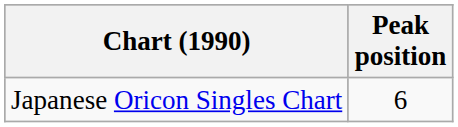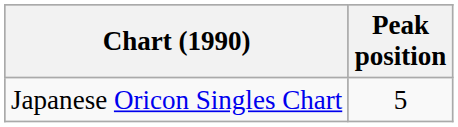(401, 99) 6 -> (401, 99) 5
